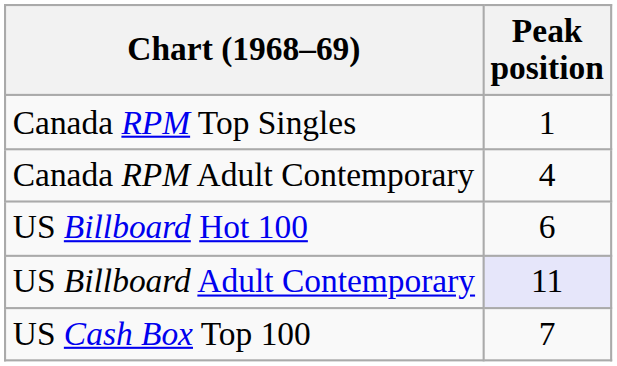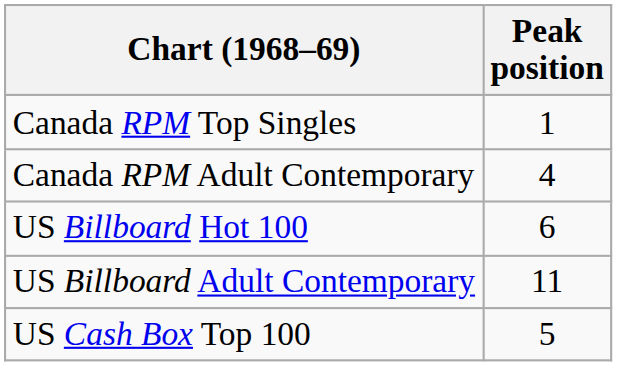(547, 280) lavender background -> (547, 280) no background
(547, 333) 7 -> (547, 333) 5
